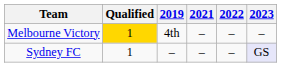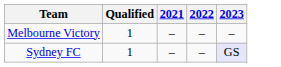- column: (172, 14)
(130, 33) gold background -> (130, 33) no background
